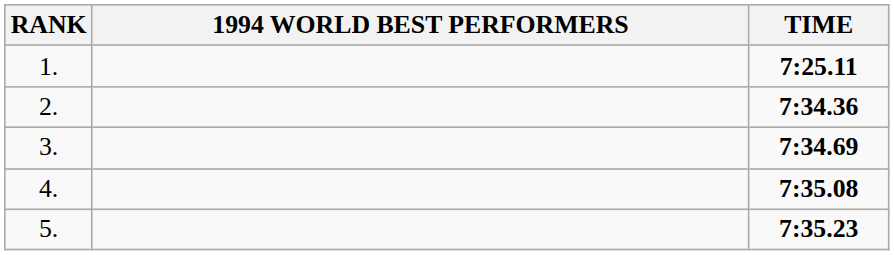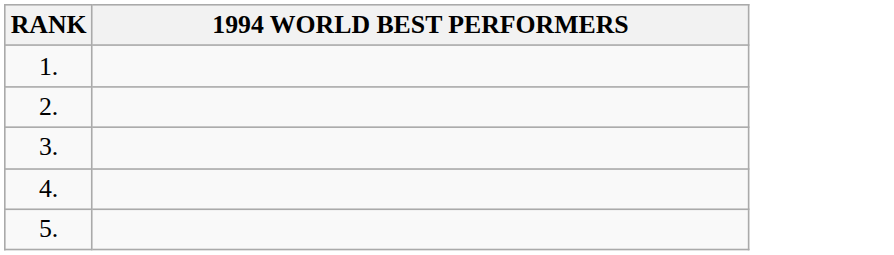- column: (819, 24)
